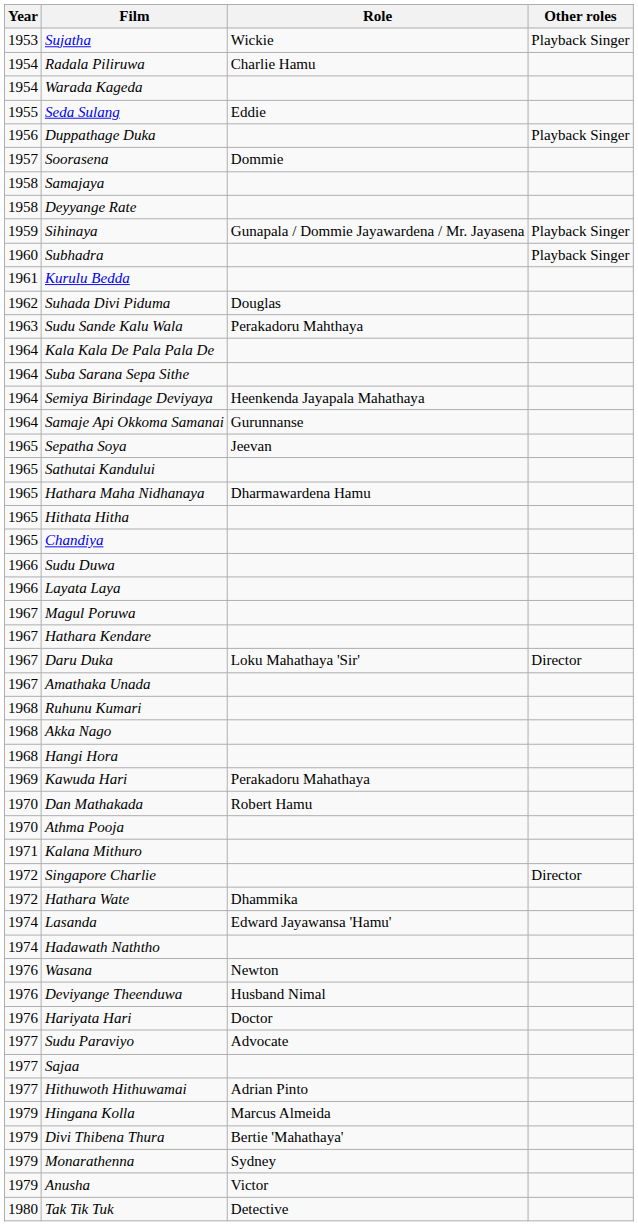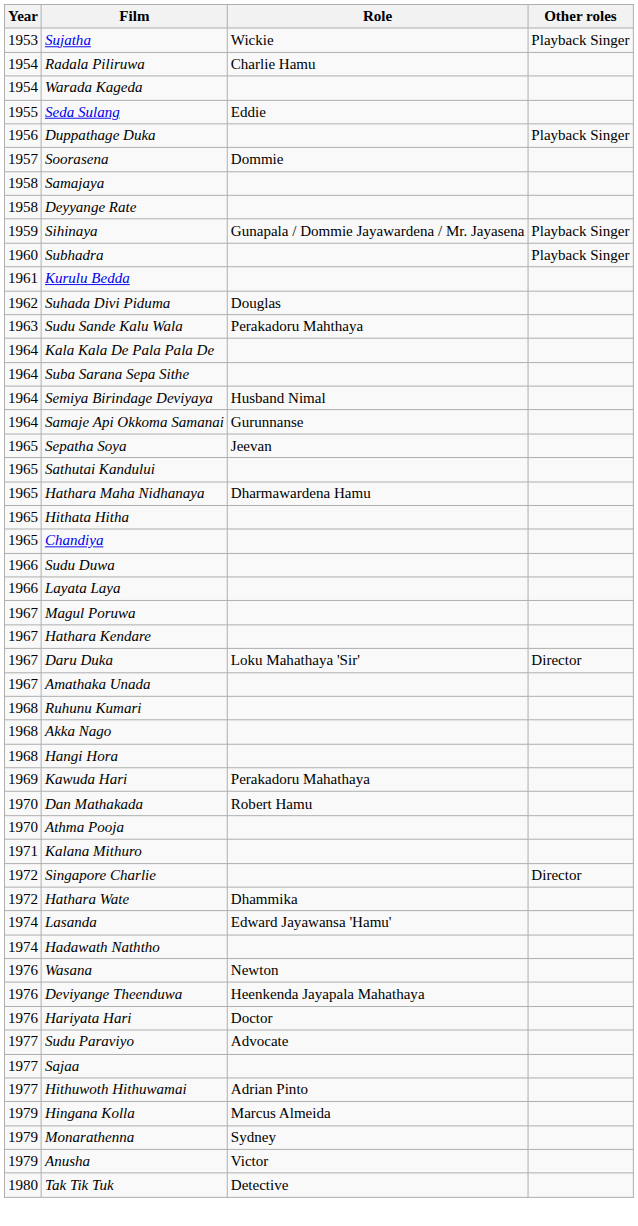(328, 398) Heenkenda Jayapala Mahathaya -> (278, 398) Husband Nimal
(278, 994) Husband Nimal -> (328, 994) Heenkenda Jayapala Mahathaya
- row: (105, 1137)
